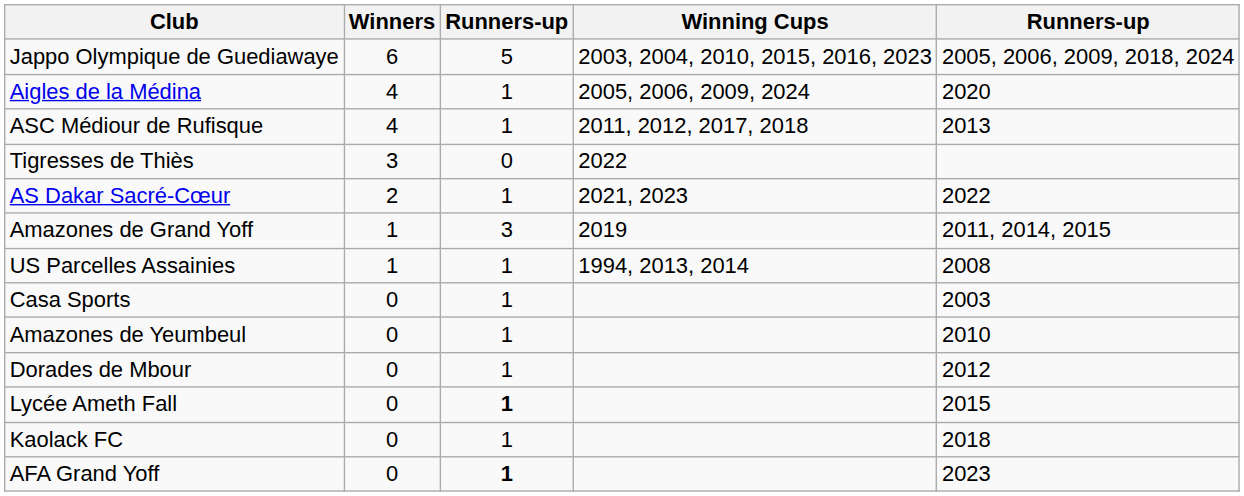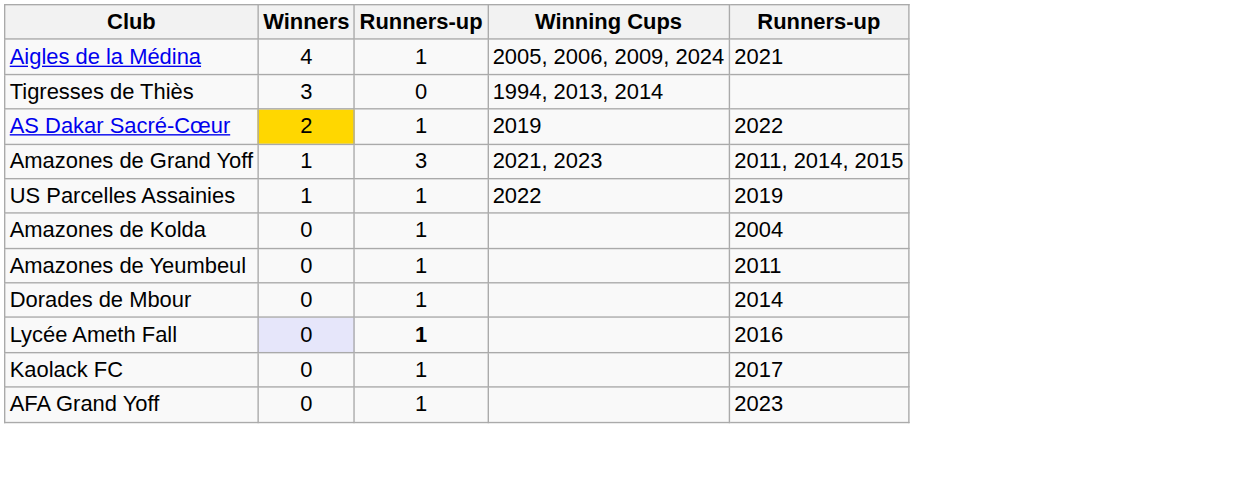- row: (174, 56)
(966, 91) 2020 -> (759, 56) 2021
- row: (136, 126)
(603, 160) 2022 -> (578, 91) 1994, 2013, 2014
(392, 195) no background -> (306, 126) gold background
(633, 195) 2021, 2023 -> (517, 126) 2019
(603, 230) 2019 -> (548, 160) 2021, 2023
(664, 265) 1994, 2013, 2014 -> (517, 195) 2022
(966, 265) 2008 -> (759, 195) 2019
- row: (70, 299)
+ row: (108, 230)
(966, 334) 2010 -> (758, 265) 2011
(966, 369) 2012 -> (759, 299) 2014
(392, 404) no background -> (306, 334) lavender background
(966, 404) 2015 -> (759, 334) 2016
(966, 439) 2018 -> (759, 369) 2017
(507, 473) bold -> (421, 404) normal
